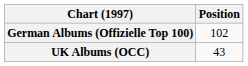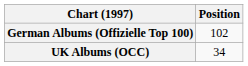(219, 52) 43 -> (219, 52) 34
